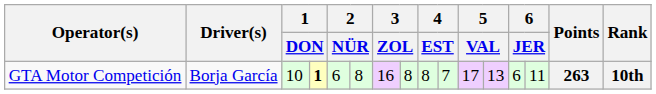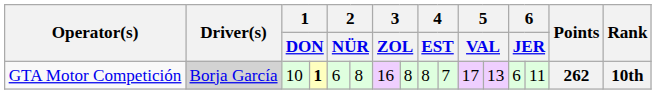(234, 74) no background -> (234, 74) lightgrey background
(576, 74) 263 -> (576, 74) 262
